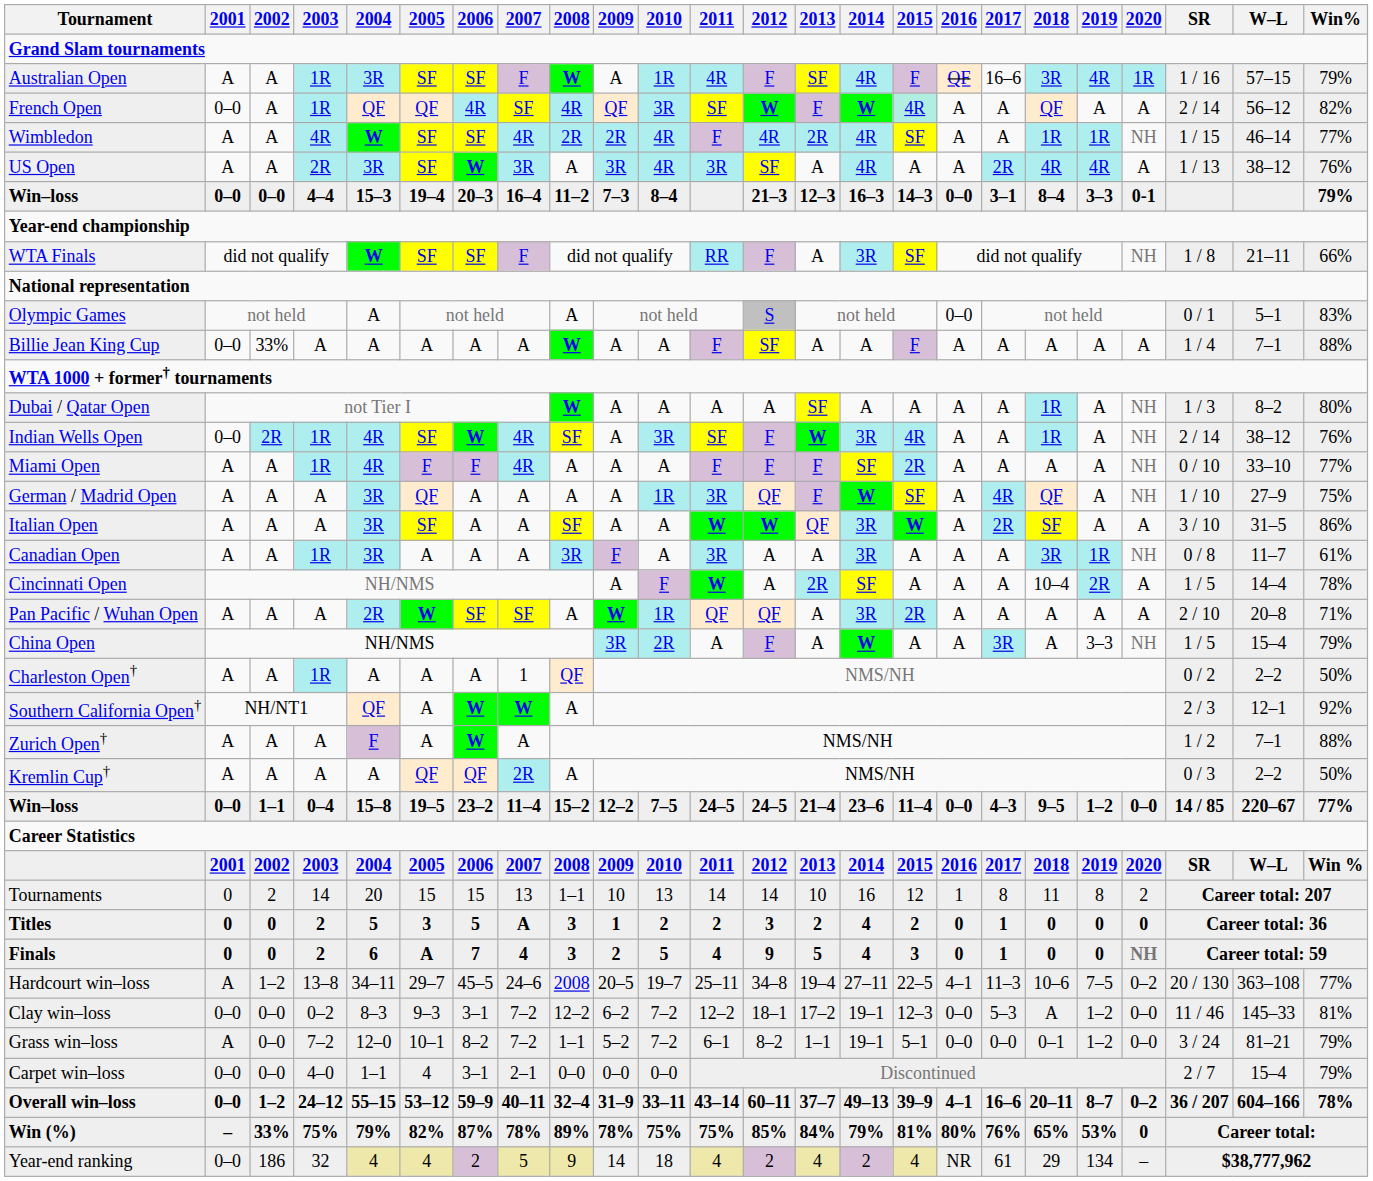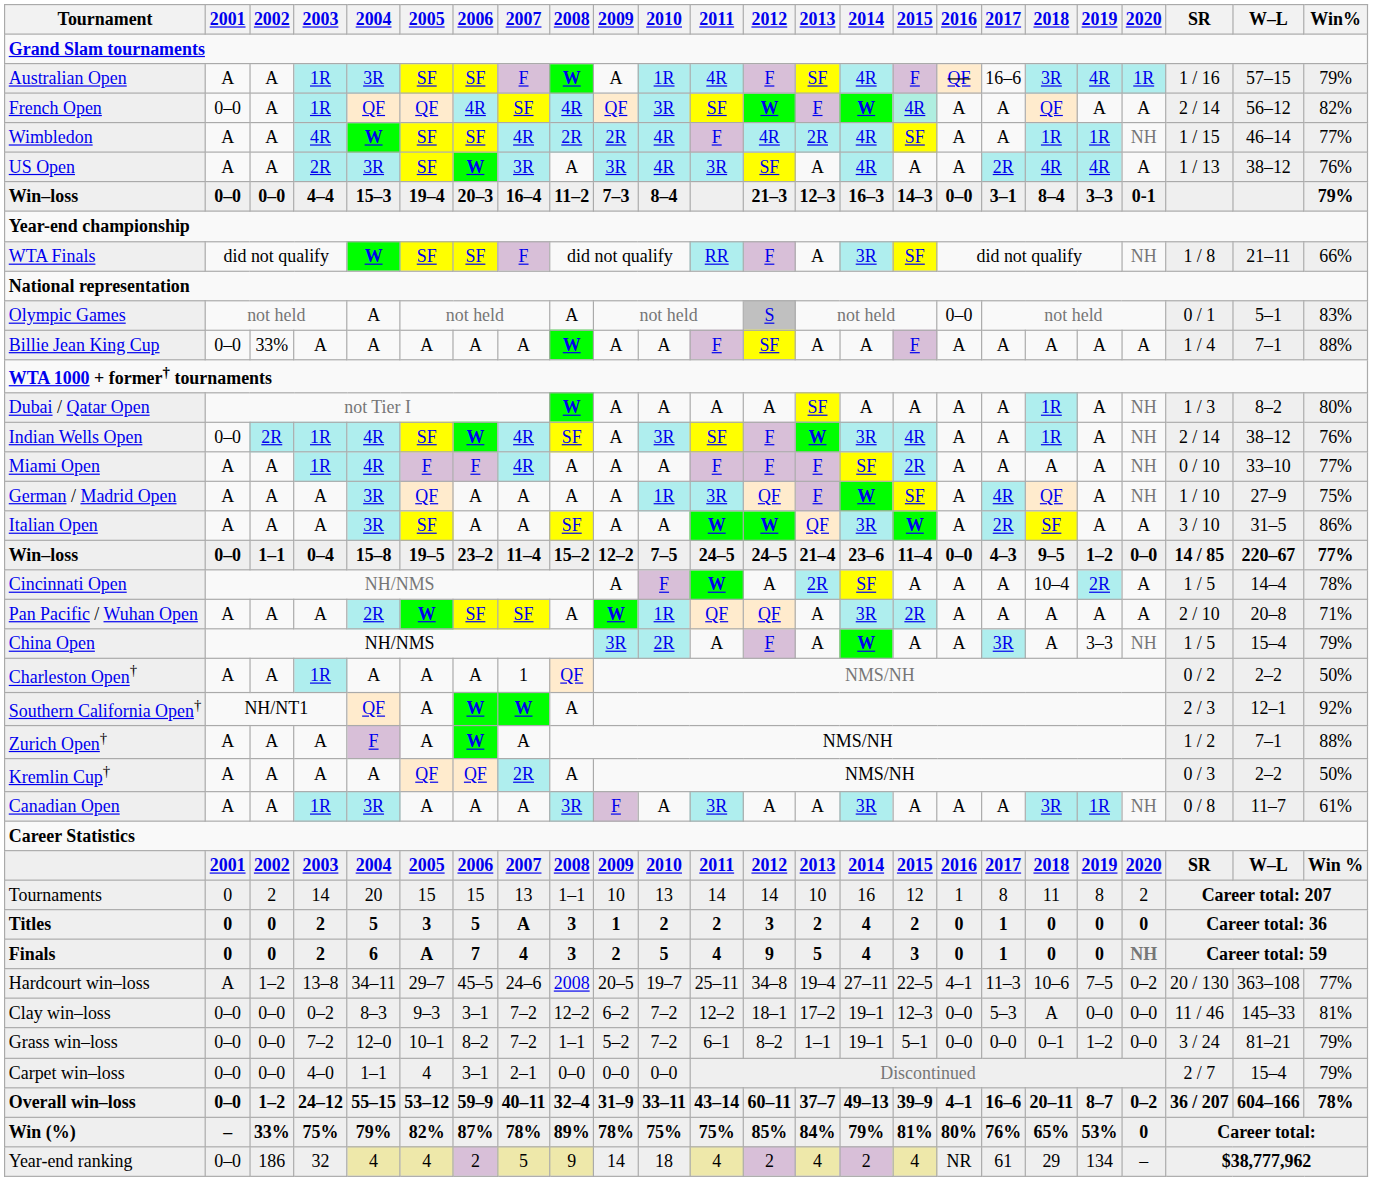rows swapped: (64, 555) <-> (43, 806)
(1100, 1013) 1–2 -> (1100, 1013) 0–0
(228, 1043) A -> (228, 1043) 0–0
